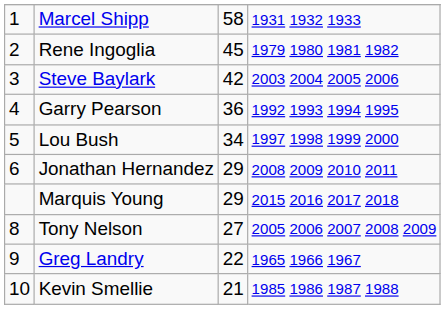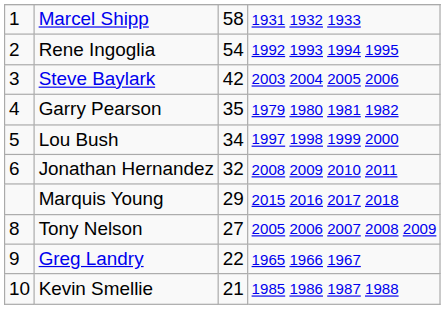(233, 49) 45 -> (233, 49) 54
(325, 50) 1979 1980 1981 1982 -> (325, 50) 1992 1993 1994 1995
(233, 109) 36 -> (233, 109) 35
(325, 109) 1992 1993 1994 1995 -> (325, 109) 1979 1980 1981 1982
(233, 169) 29 -> (233, 169) 32
